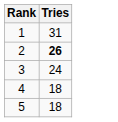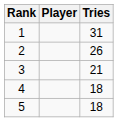+ column: (59, 13)
(55, 51) bold -> (96, 51) normal
(55, 70) 24 -> (96, 70) 21
